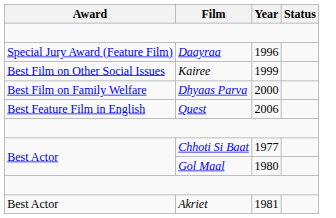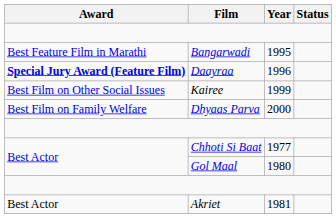+ row: (221, 52)
(90, 52) normal -> (96, 71) bold
- row: (192, 109)
